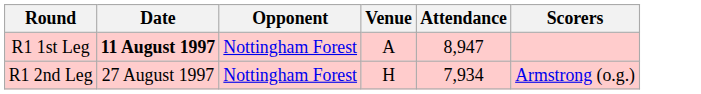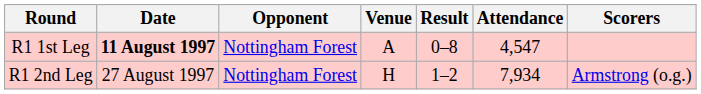+ column: (444, 18)
(464, 46) 8,947 -> (520, 46) 4,547
